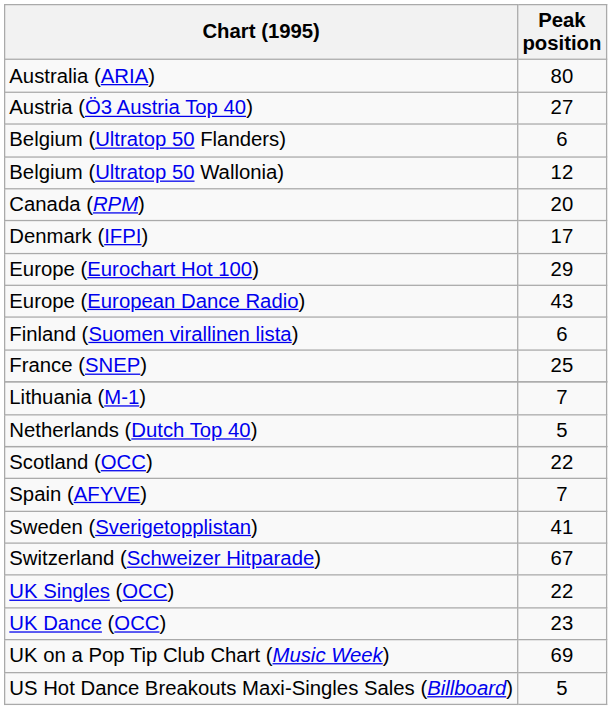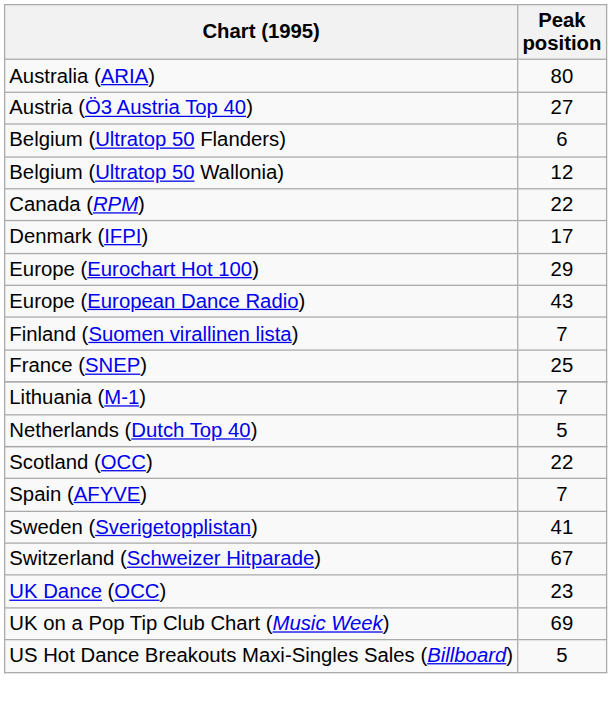(562, 204) 20 -> (562, 204) 22
(562, 333) 6 -> (562, 333) 7
- row: (92, 591)
